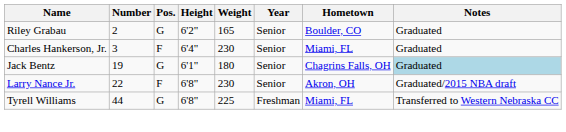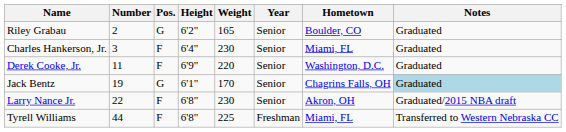+ row: (44, 65)
(226, 65) 180 -> (226, 83) 170
(160, 100) G -> (159, 118) F
